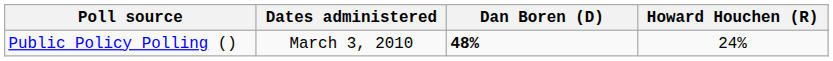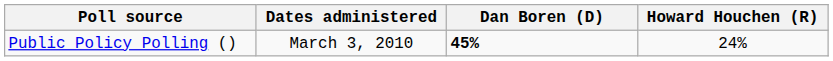(465, 43) 48% -> (465, 43) 45%
